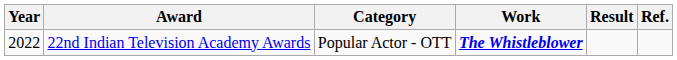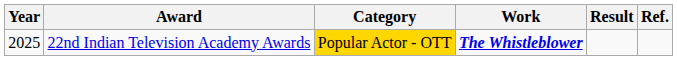(24, 42) 2022 -> (24, 42) 2025
(385, 42) no background -> (385, 42) gold background
